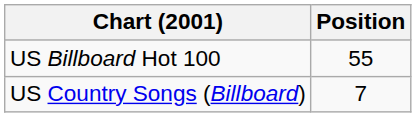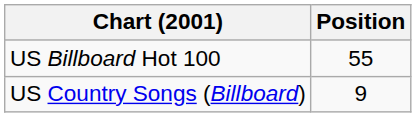(361, 93) 7 -> (361, 93) 9
